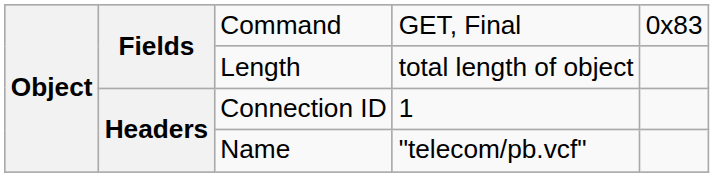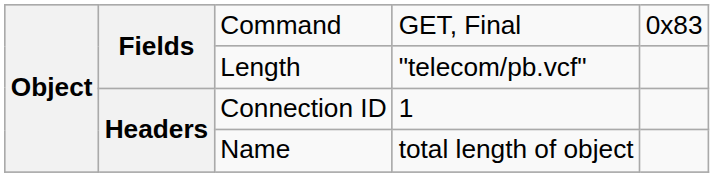(516, 66) total length of object -> (493, 66) "telecom/pb.vcf"
(493, 150) "telecom/pb.vcf" -> (516, 150) total length of object
